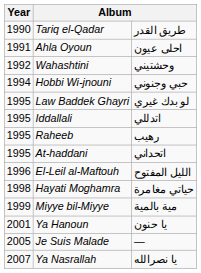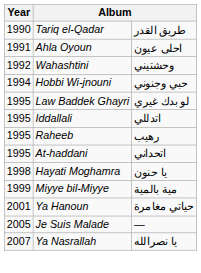- row: (77, 171)
(164, 189) حياتي مغامرة -> (150, 172) يا حنون
(150, 225) يا حنون -> (164, 207) حياتي مغامرة
